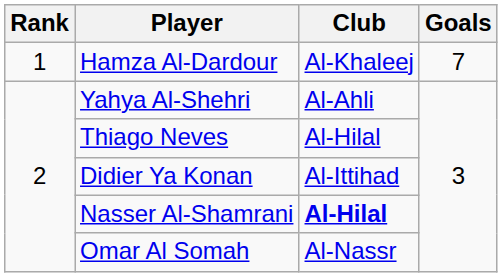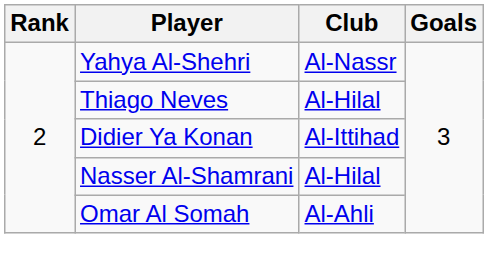- row: (179, 61)
(339, 99) Al-Ahli -> (351, 61) Al-Nassr
(346, 213) bold -> (343, 175) normal
(351, 251) Al-Nassr -> (339, 213) Al-Ahli
